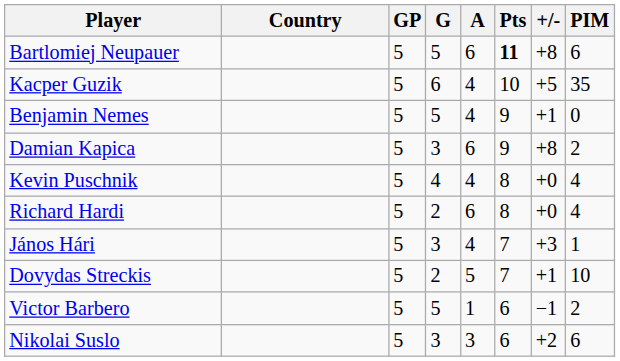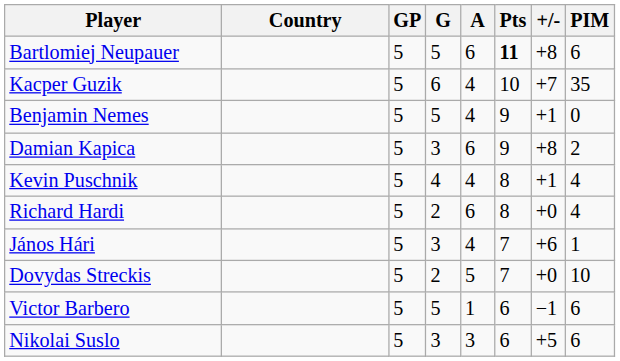(546, 84) +5 -> (546, 84) +7
(546, 180) +0 -> (546, 180) +1
(546, 244) +3 -> (546, 244) +6
(546, 276) +1 -> (546, 276) +0
(575, 308) 2 -> (575, 308) 6
(546, 340) +2 -> (546, 340) +5
